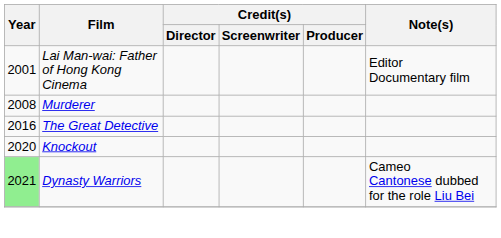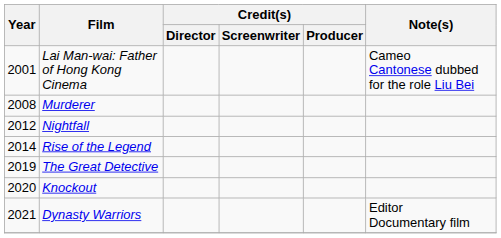(419, 70) Editor Documentary film -> (424, 70) Cameo Cantonese dubbed for the role Liu Bei
+ row: (66, 126)
+ row: (97, 146)
(22, 126) 2016 -> (22, 167) 2019
(22, 181) lightgreen background -> (22, 215) no background
(424, 181) Cameo Cantonese dubbed for the role Liu Bei -> (419, 215) Editor Documentary film
